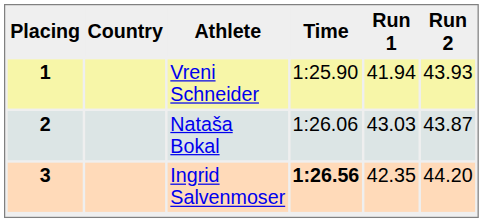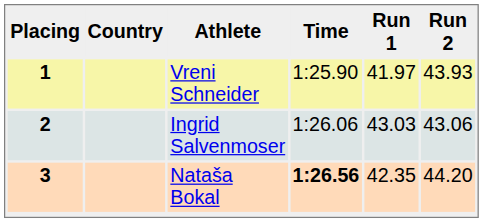(391, 72) 41.94 -> (391, 72) 41.97
(202, 135) Nataša Bokal -> (228, 135) Ingrid Salvenmoser
(448, 124) 43.87 -> (448, 124) 43.06
(228, 187) Ingrid Salvenmoser -> (202, 187) Nataša Bokal
